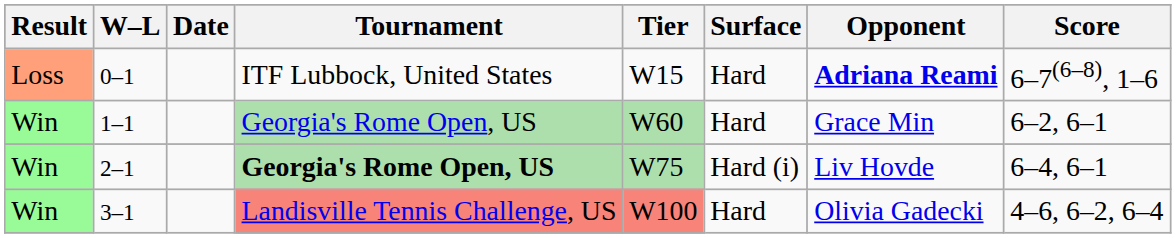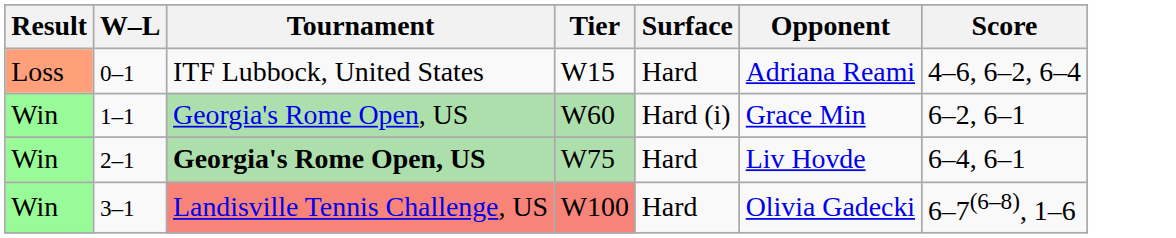- column: (201, 26)
(906, 74) bold -> (830, 70) normal
(1084, 74) 6–7(6–8), 1–6 -> (1004, 70) 4–6, 6–2, 6–4
(738, 122) Hard -> (686, 114) Hard (i)
(755, 166) Hard (i) -> (670, 159) Hard
(1087, 210) 4–6, 6–2, 6–4 -> (1002, 206) 6–7(6–8), 1–6
